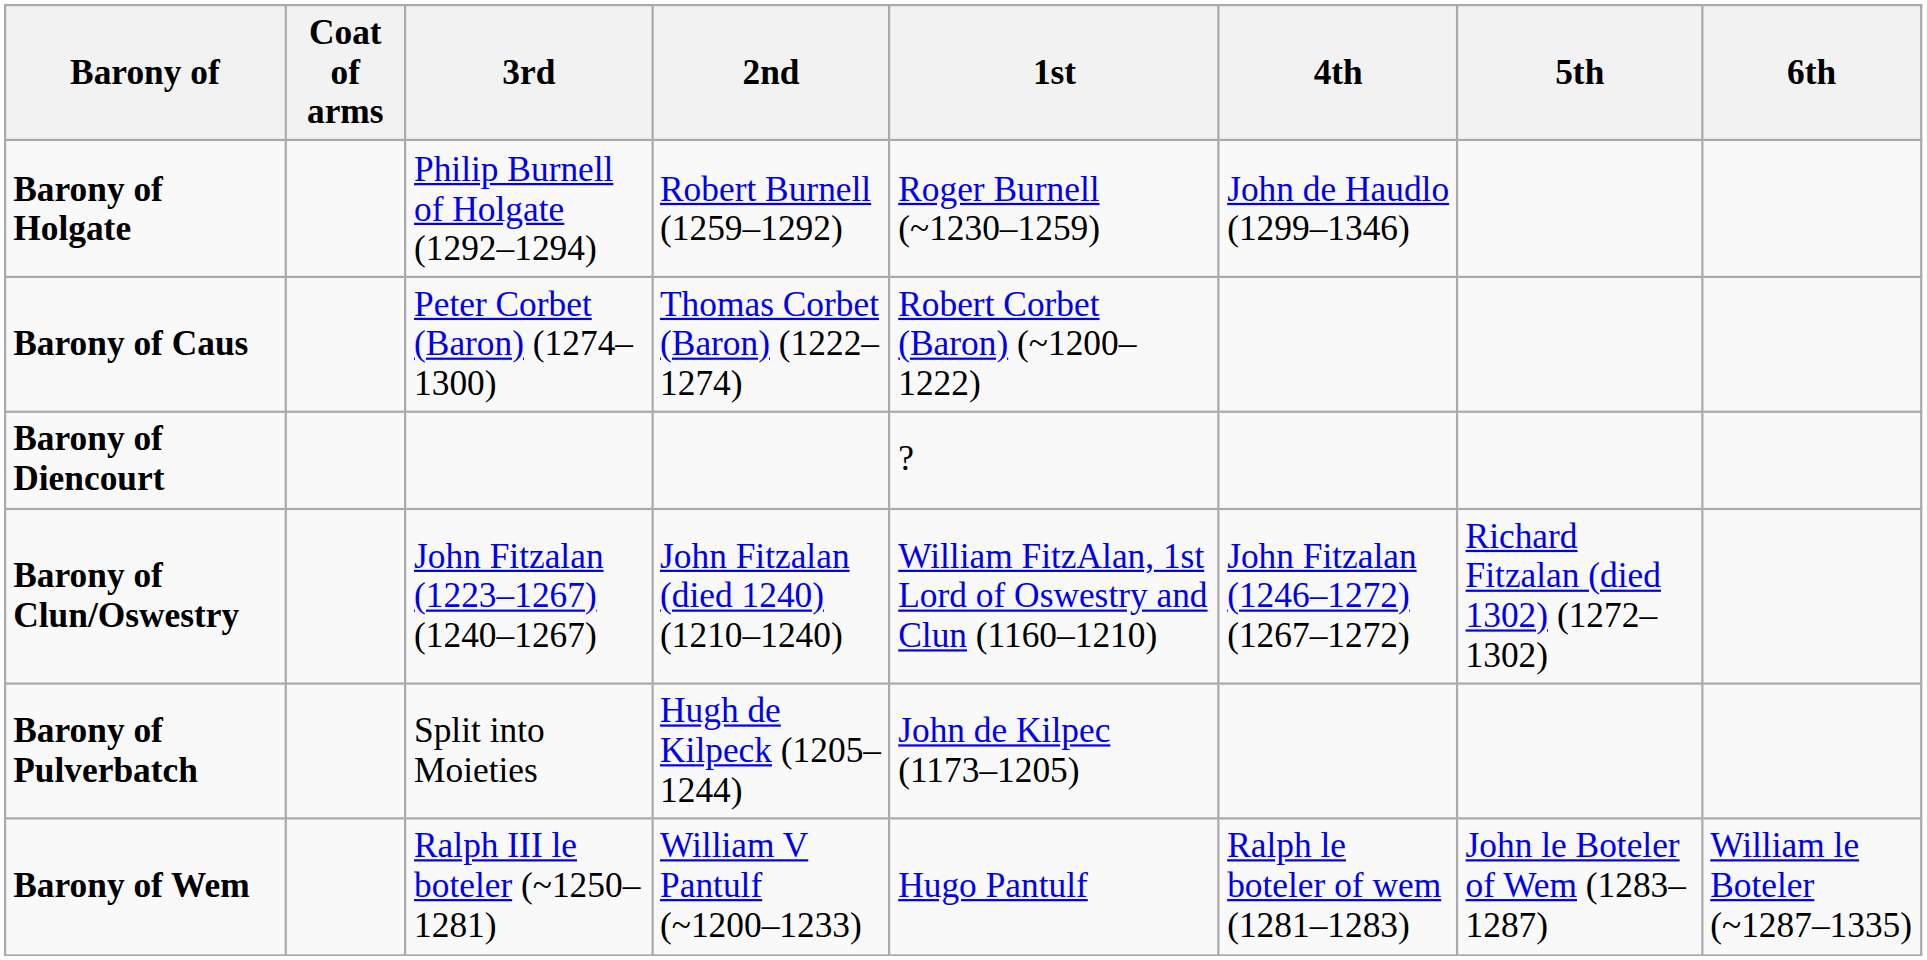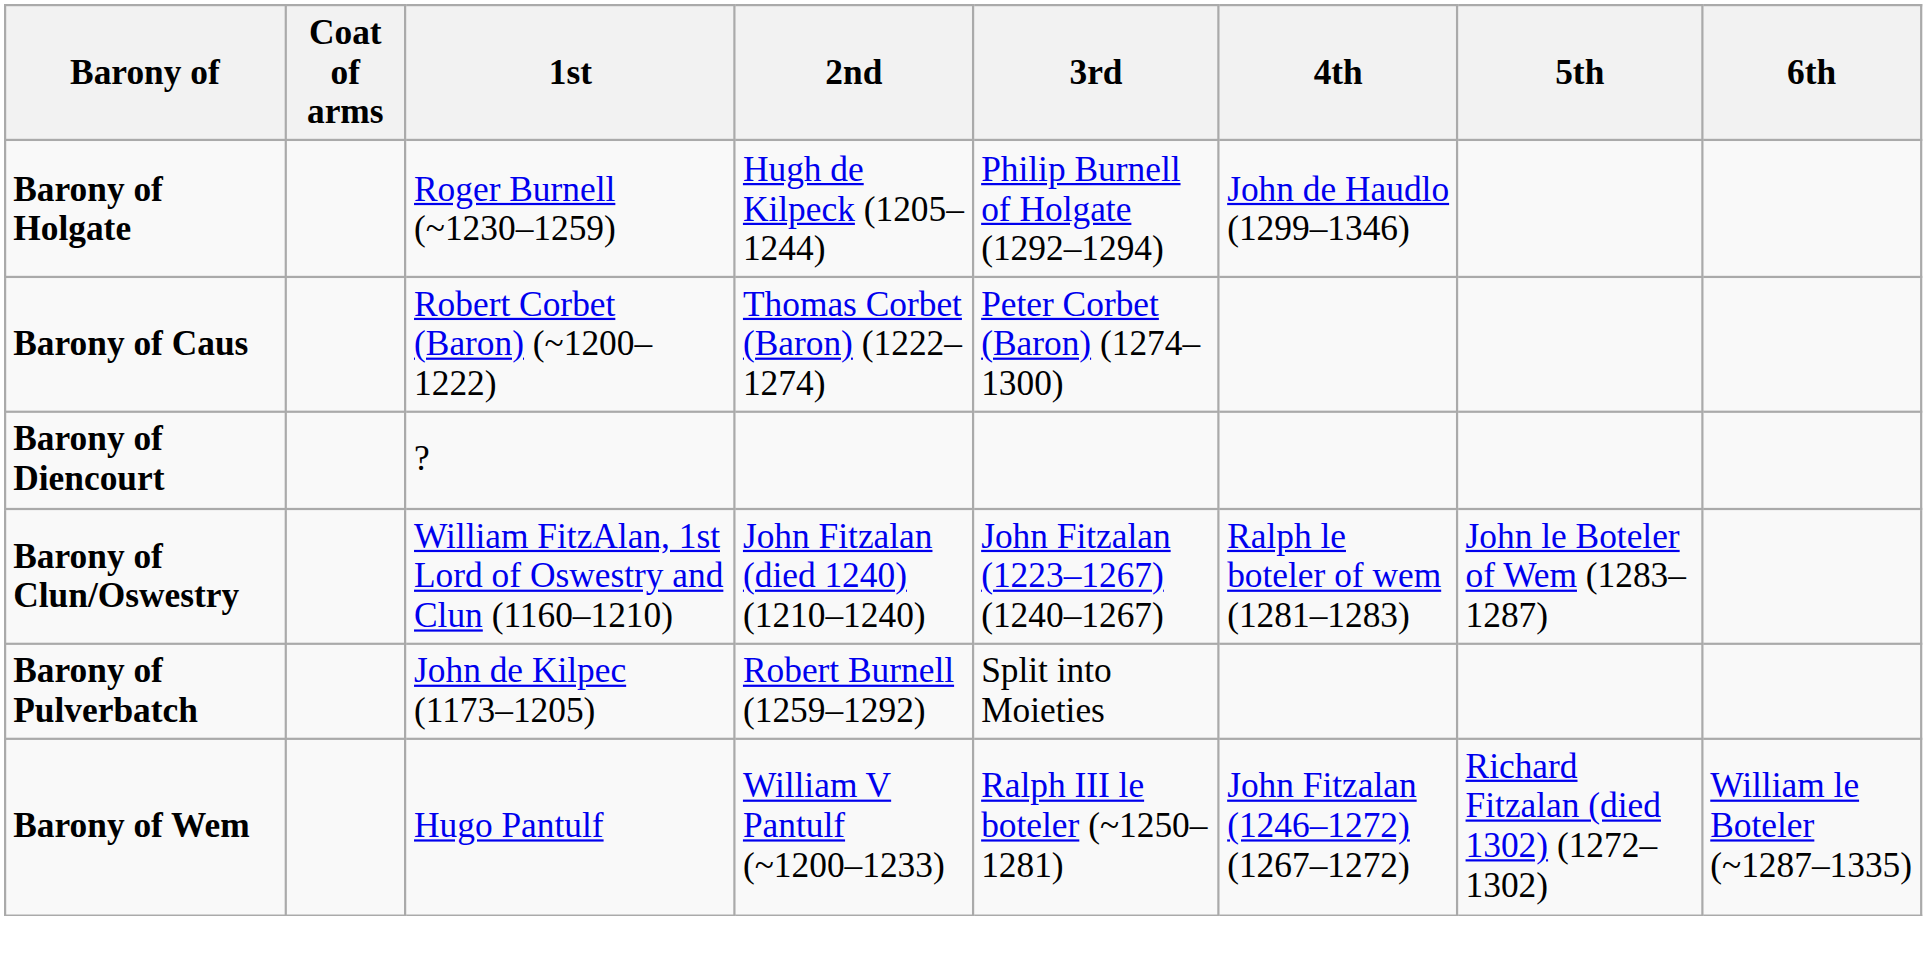columns swapped: (1055, 72) <-> (529, 72)
(766, 207) Robert Burnell (1259–1292) -> (853, 207) Hugh de Kilpeck (1205–1244)
(1322, 594) John Fitzalan (1246–1272) (1267–1272) -> (1334, 575) Ralph le boteler of wem (1281–1283)
(1563, 594) Richard Fitzalan (died 1302) (1272–1302) -> (1576, 575) John le Boteler of Wem (1283–1287)
(771, 750) Hugh de Kilpeck (1205–1244) -> (849, 690) Robert Burnell (1259–1292)
(1334, 886) Ralph le boteler of wem (1281–1283) -> (1322, 826) John Fitzalan (1246–1272) (1267–1272)
(1576, 886) John le Boteler of Wem (1283–1287) -> (1563, 826) Richard Fitzalan (died 1302) (1272–1302)
